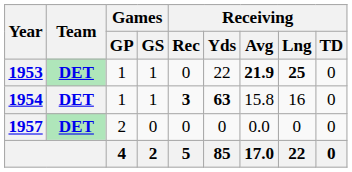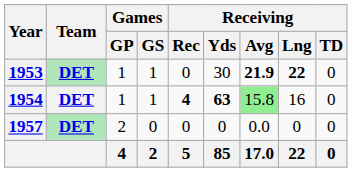(222, 72) 22 -> (222, 72) 30
(297, 72) 25 -> (297, 72) 22
(186, 99) 3 -> (186, 99) 4
(259, 99) no background -> (259, 99) lightgreen background
